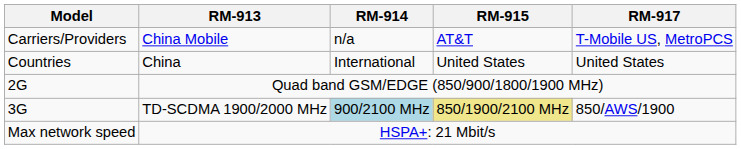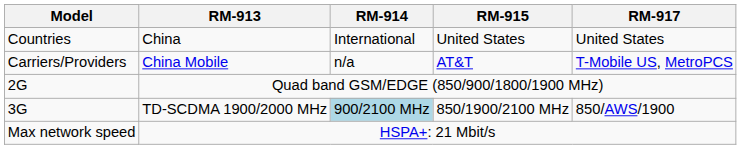rows swapped: (39, 62) <-> (67, 39)
(503, 109) khaki background -> (503, 109) no background
